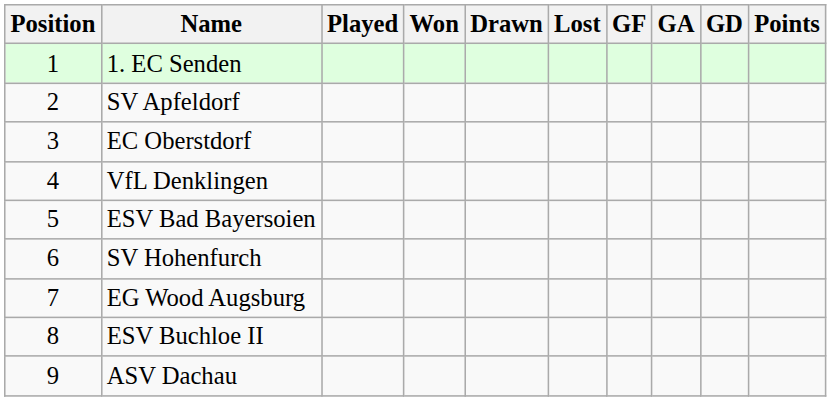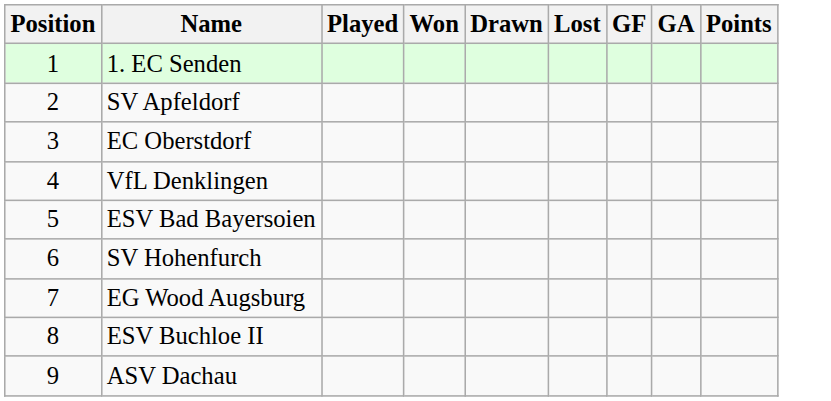- column: (724, 24)
